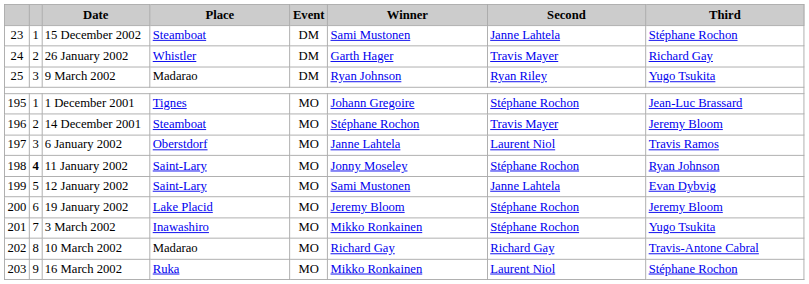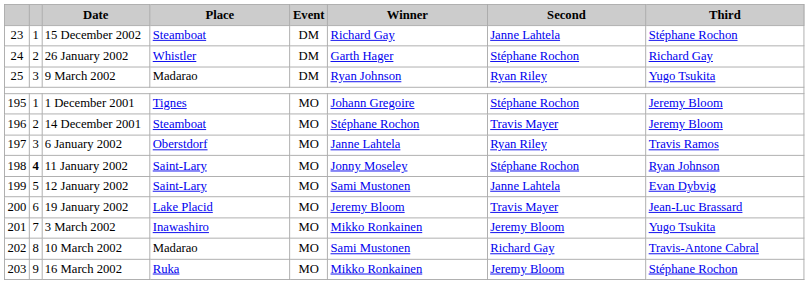(370, 35) Sami Mustonen -> (363, 35) Richard Gay
(524, 56) Travis Mayer -> (535, 56) Stéphane Rochon
(696, 103) Jean-Luc Brassard -> (686, 103) Jeremy Bloom
(523, 144) Laurent Niol -> (519, 144) Ryan Riley
(535, 206) Stéphane Rochon -> (524, 206) Travis Mayer
(686, 206) Jeremy Bloom -> (696, 206) Jean-Luc Brassard
(535, 227) Stéphane Rochon -> (527, 227) Jeremy Bloom
(363, 248) Richard Gay -> (370, 248) Sami Mustonen
(523, 268) Laurent Niol -> (527, 268) Jeremy Bloom
